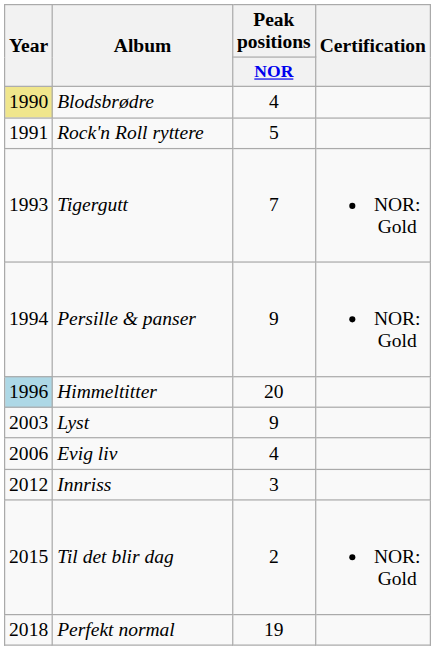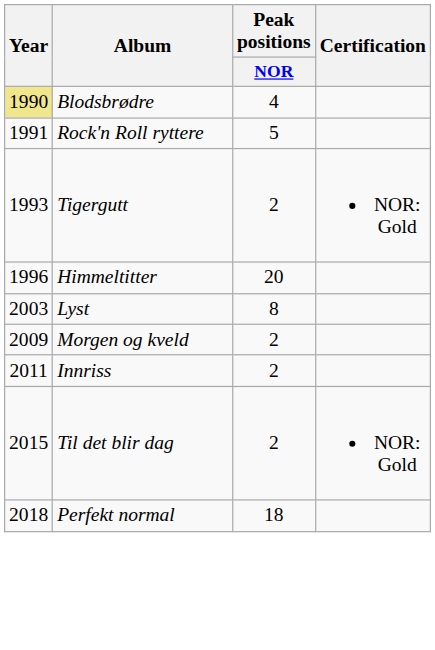(274, 205) 7 -> (274, 205) 2
- row: (127, 319)
(29, 391) lightblue background -> (29, 277) no background
(274, 422) 9 -> (274, 308) 8
- row: (87, 453)
+ row: (123, 339)
(29, 484) 2012 -> (29, 370) 2011
(274, 484) 3 -> (274, 370) 2
(274, 629) 19 -> (274, 515) 18
